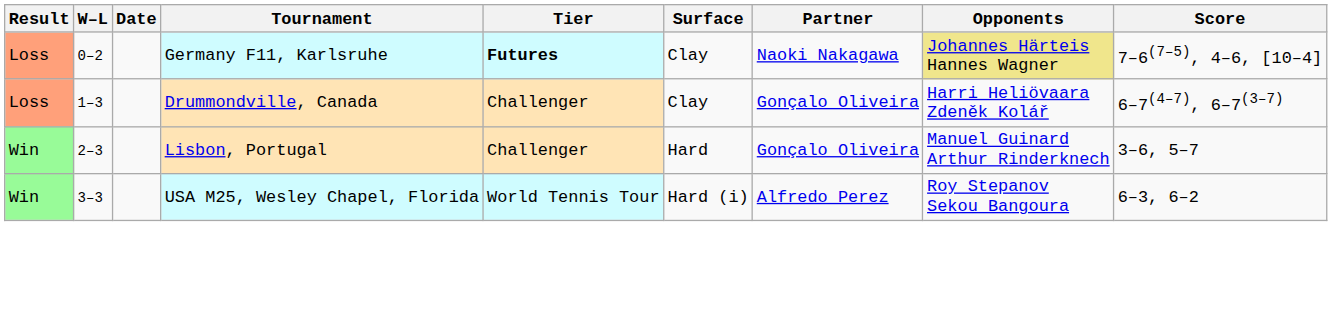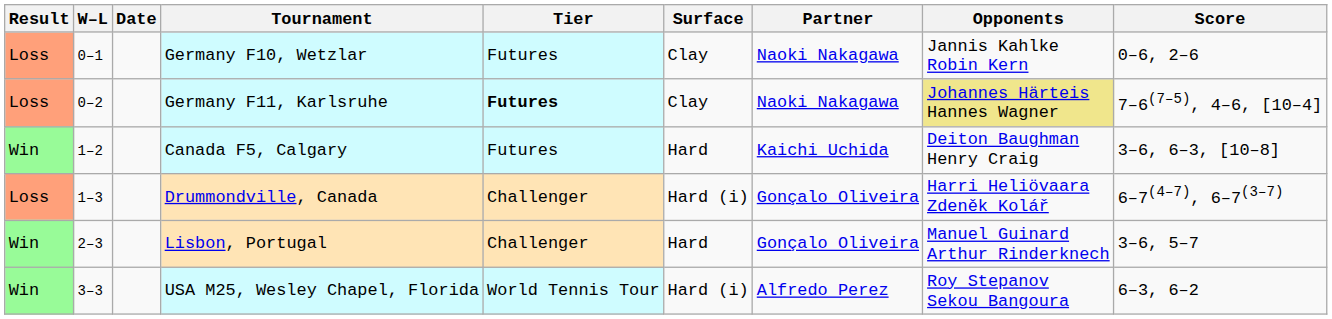+ row: (266, 56)
+ row: (256, 150)
(688, 103) Clay -> (708, 197) Hard (i)
